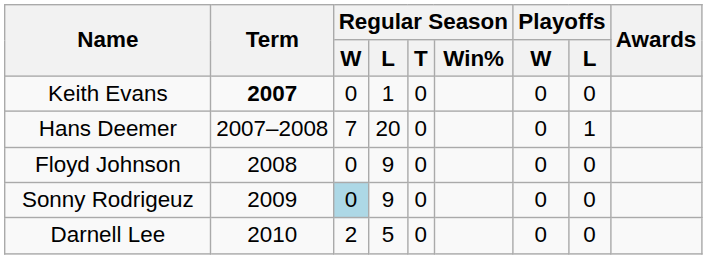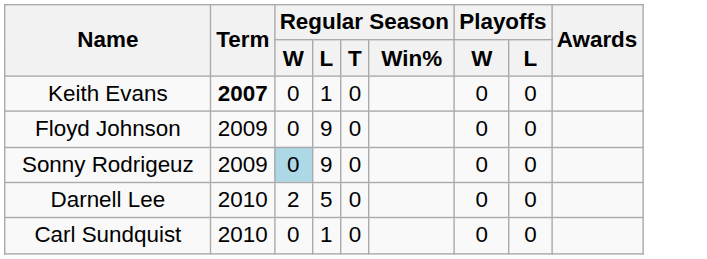- row: (108, 128)
(272, 164) 2008 -> (243, 128) 2009
+ row: (108, 235)
